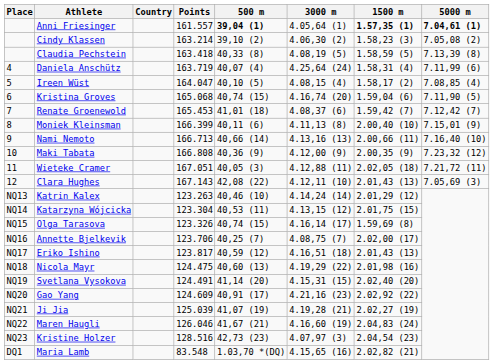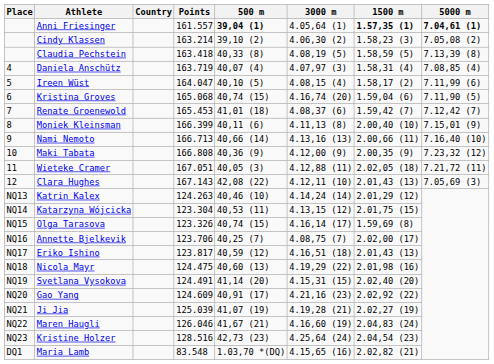(321, 68) 4.25,64 (24) -> (318, 68) 4.07,97 (3)
(452, 68) 7.11,99 (6) -> (452, 68) 7.08,85 (4)
(452, 82) 7.08,85 (4) -> (452, 82) 7.11,99 (6)
(195, 196) 123.263 -> (195, 196) 124.263
(318, 338) 4.07,97 (3) -> (321, 338) 4.25,64 (24)
